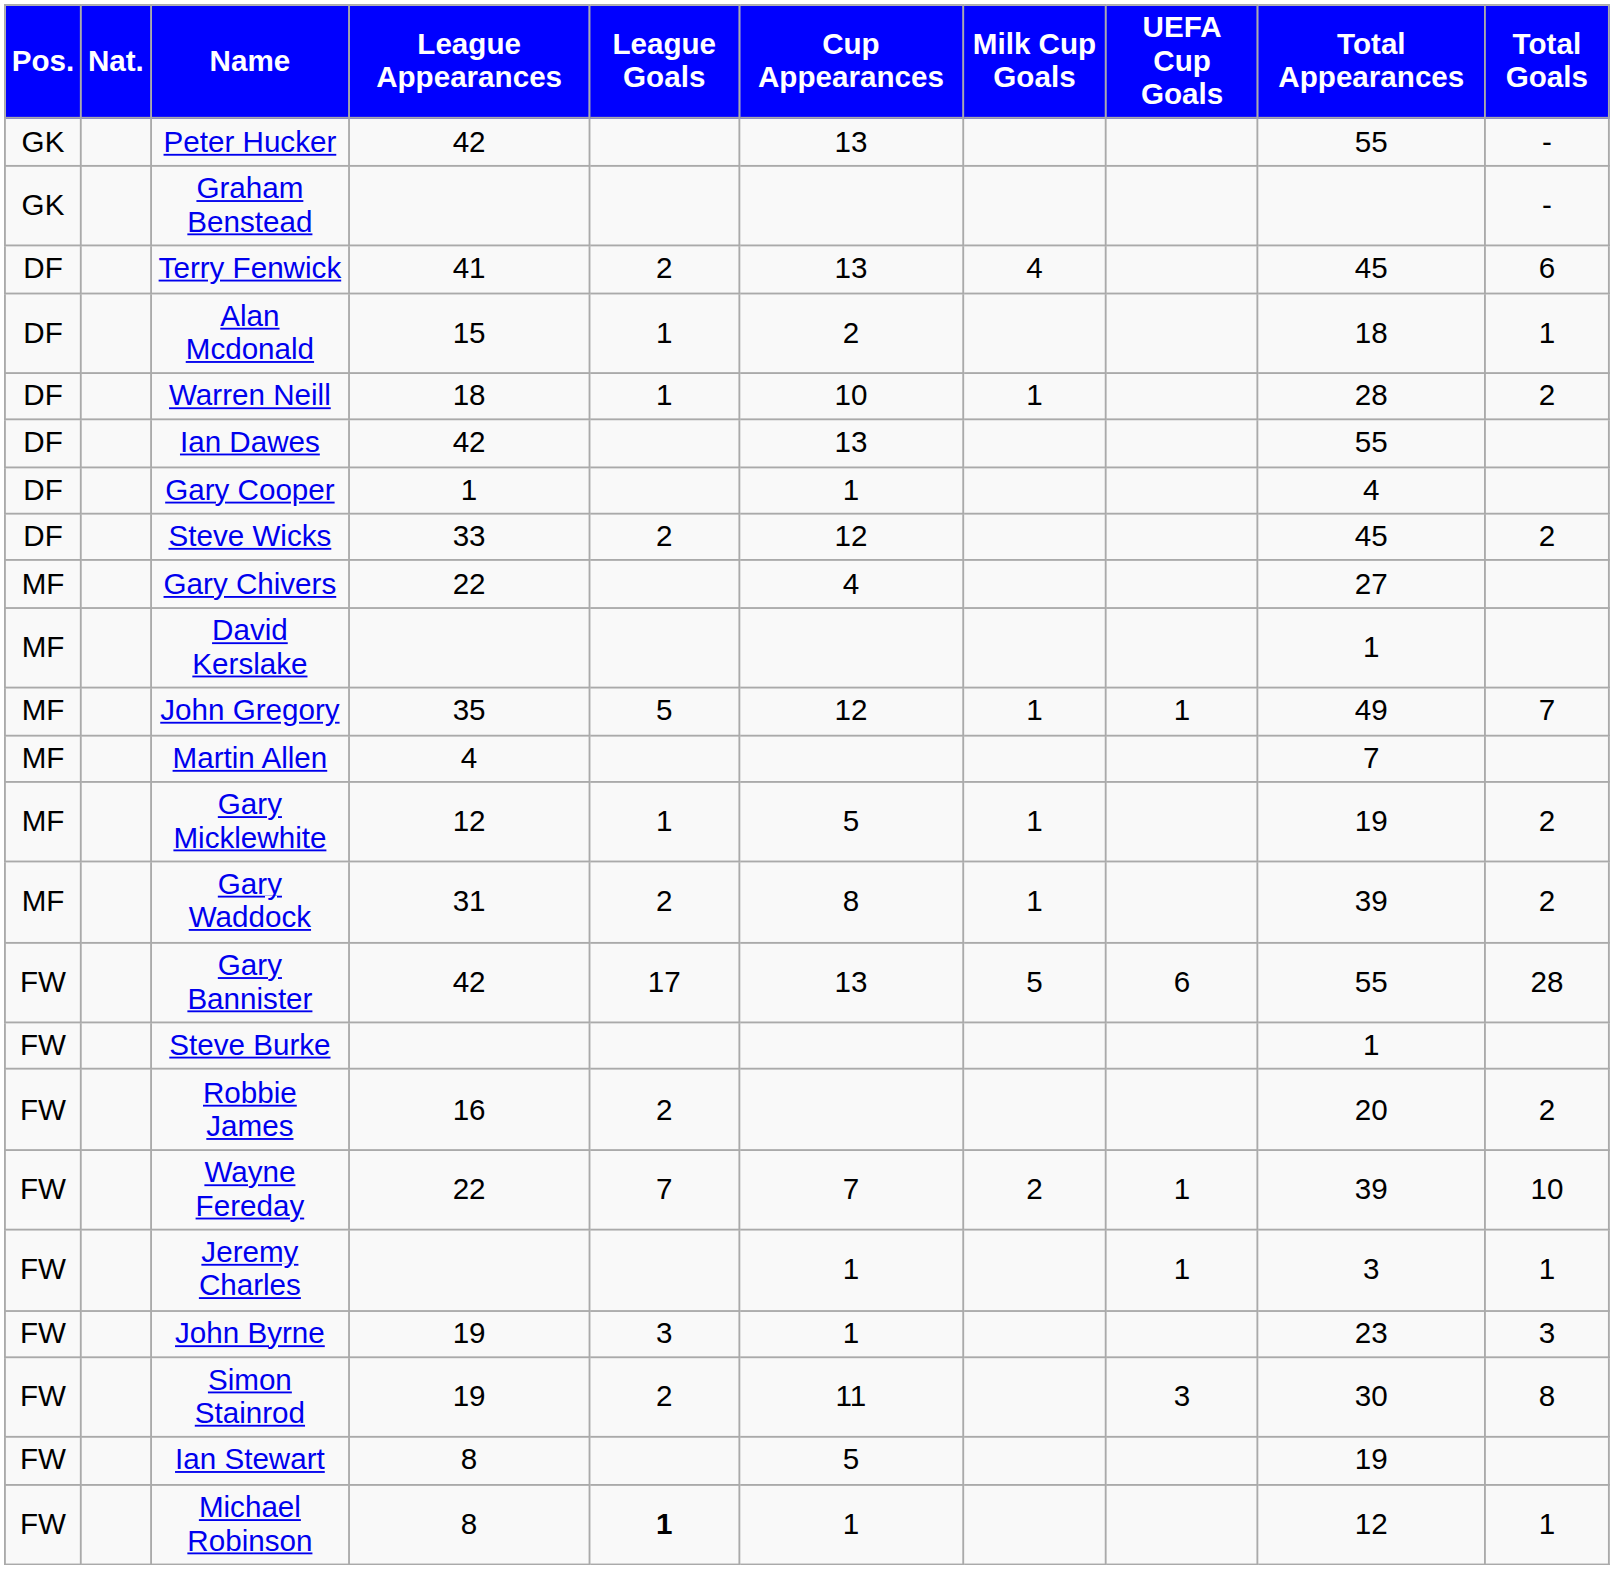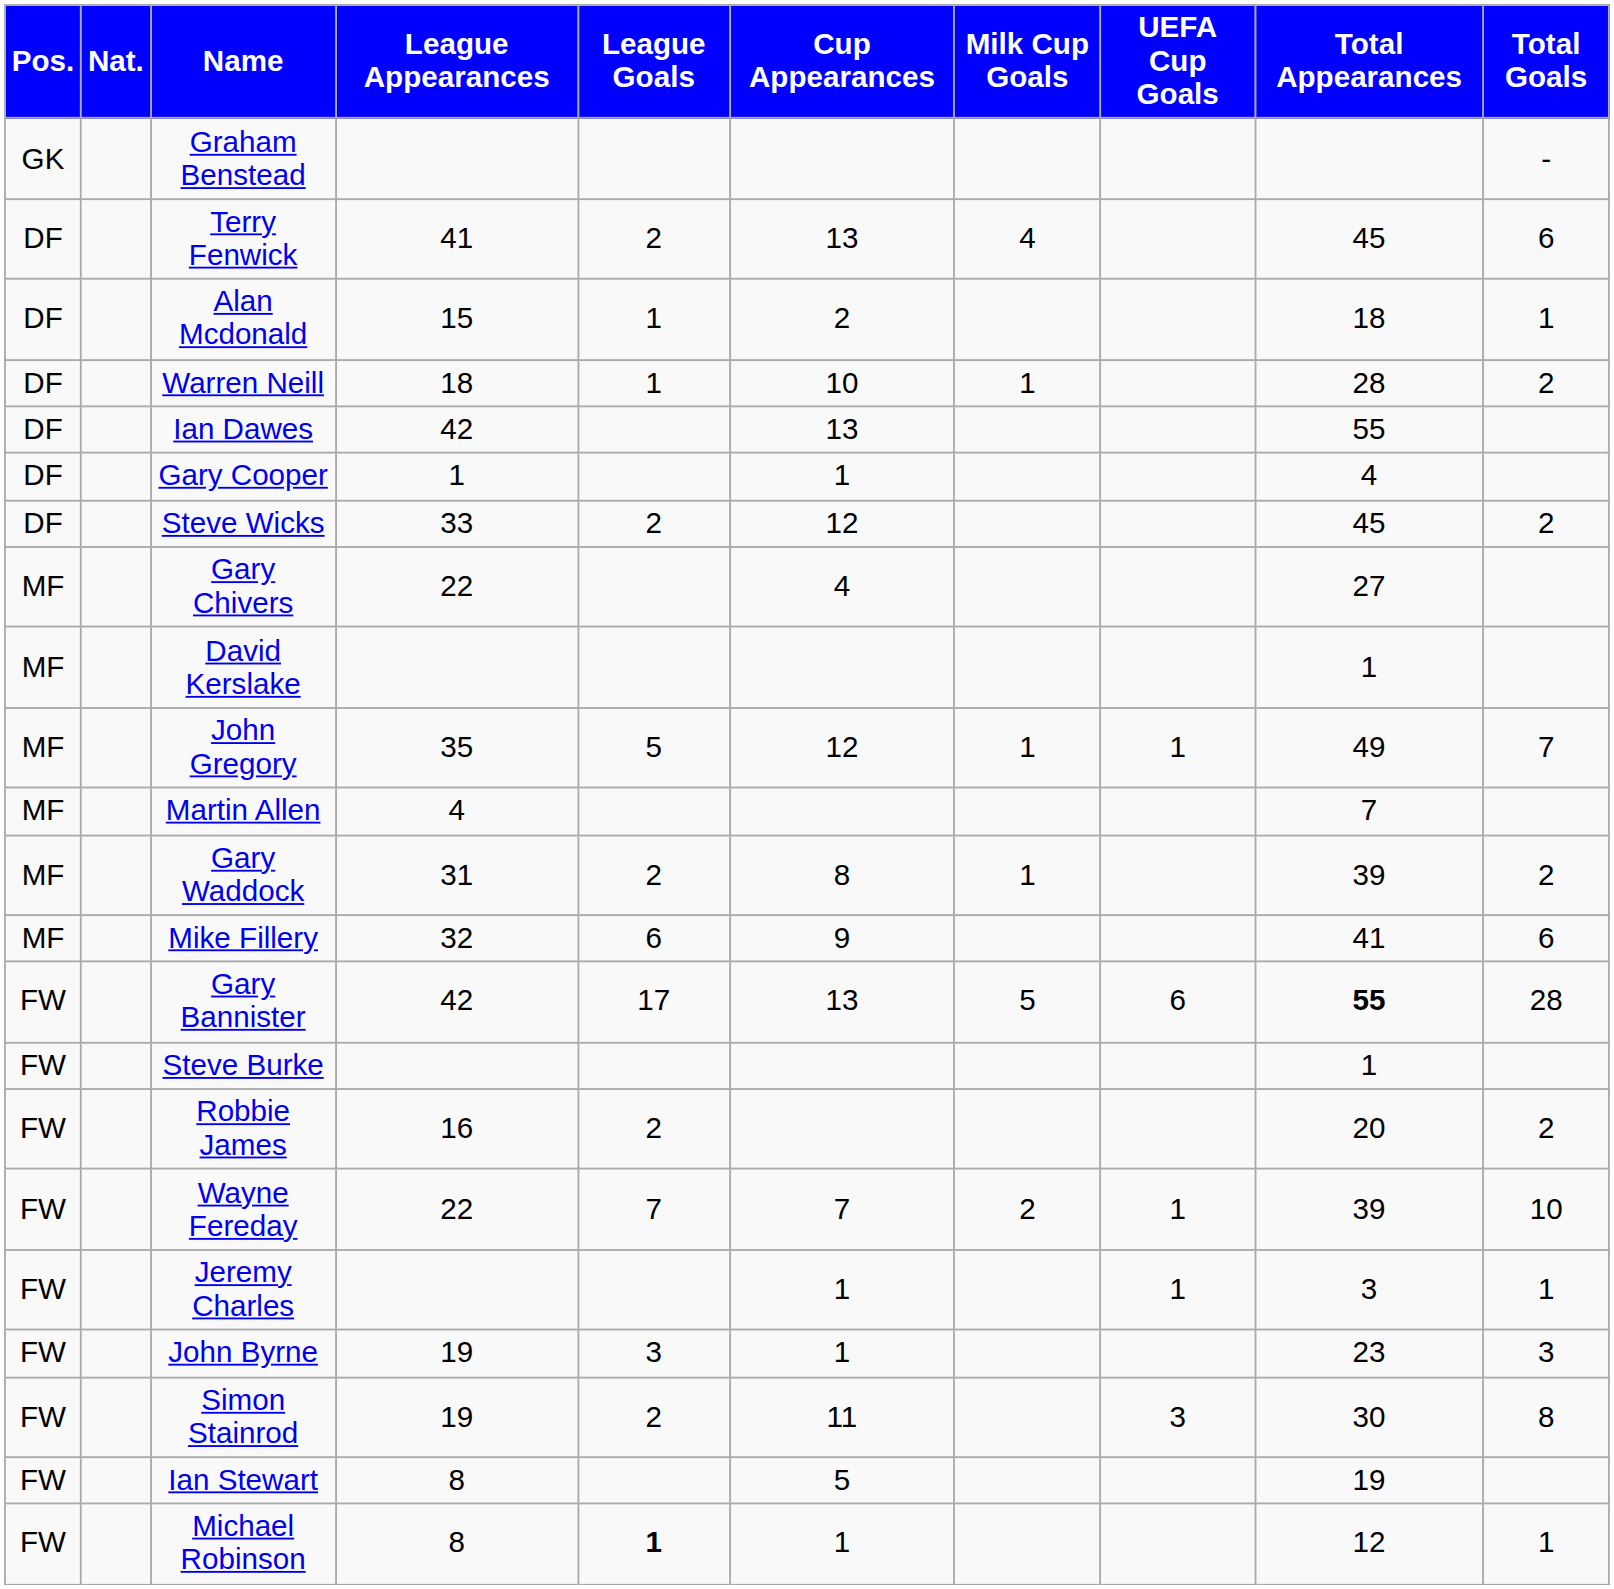- row: (250, 141)
- row: (250, 821)
+ row: (243, 937)
(1371, 981) normal -> (1369, 1001) bold
